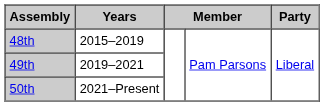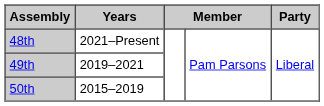(112, 40) 2015–2019 -> (120, 40) 2021–Present
(120, 88) 2021–Present -> (112, 88) 2015–2019
